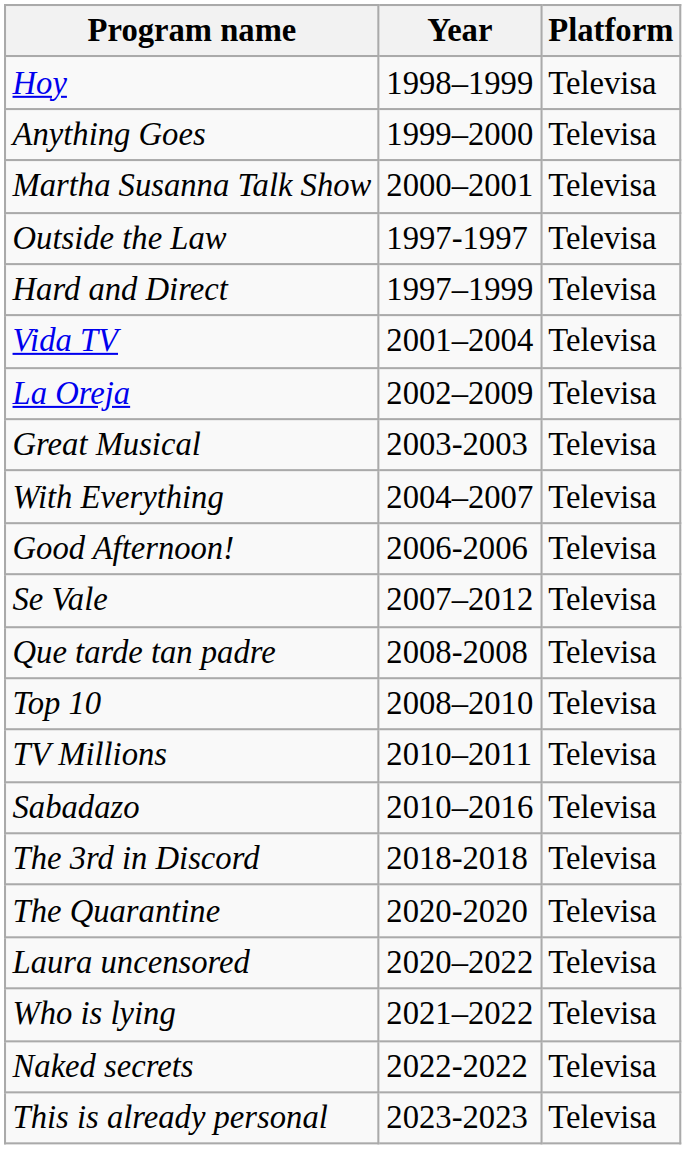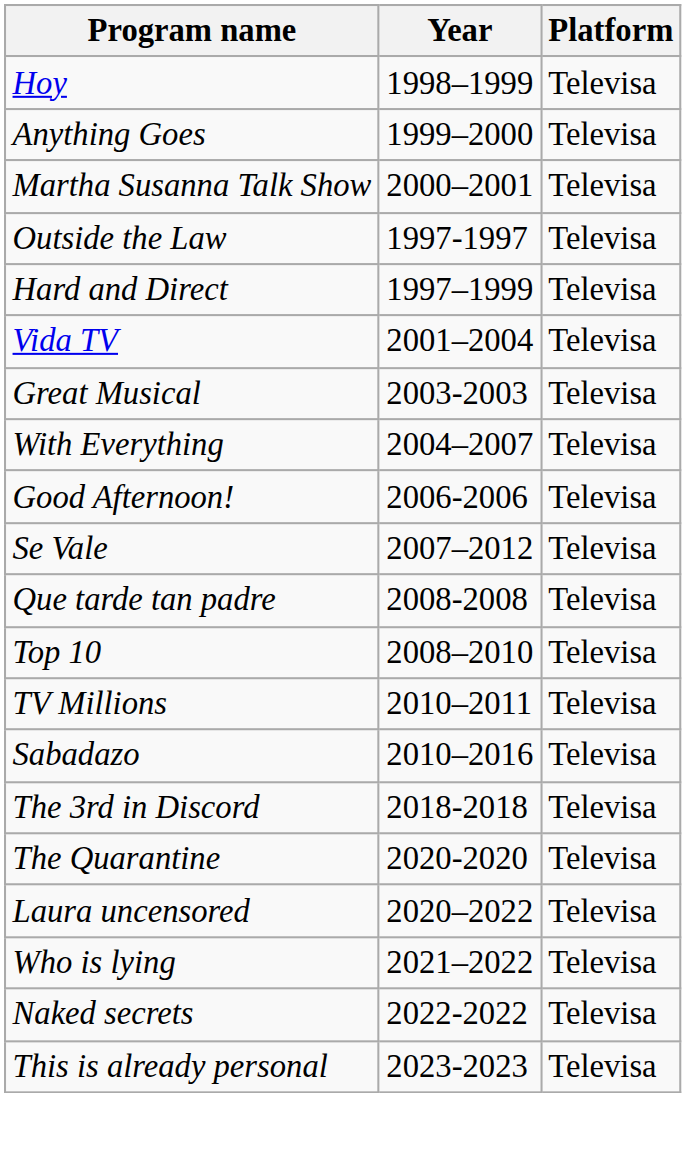- row: (71, 392)
